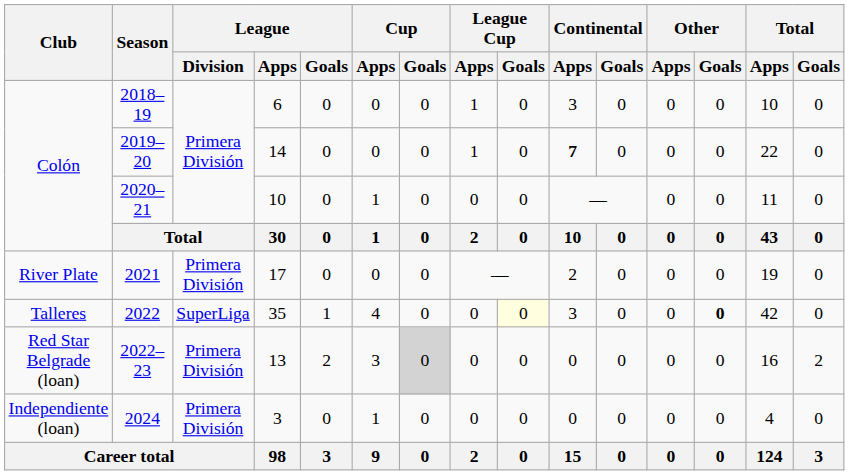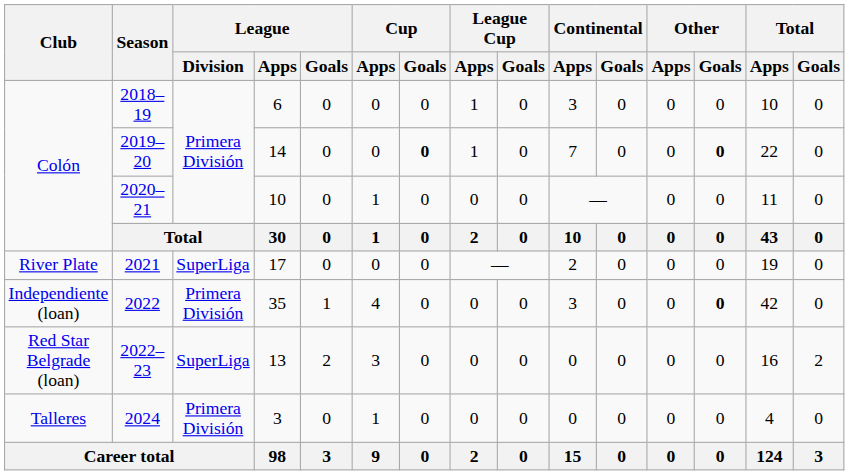(425, 151) normal -> (425, 151) bold
(573, 151) bold -> (573, 151) normal
(720, 151) normal -> (720, 151) bold
(213, 275) Primera División -> (213, 265) SuperLiga
(58, 312) Talleres -> (58, 302) Independiente (loan)
(213, 312) SuperLiga -> (213, 302) Primera División
(523, 312) lightyellow background -> (523, 302) no background
(213, 360) Primera División -> (213, 360) SuperLiga
(425, 360) lightgrey background -> (425, 360) no background
(58, 418) Independiente (loan) -> (58, 418) Talleres
